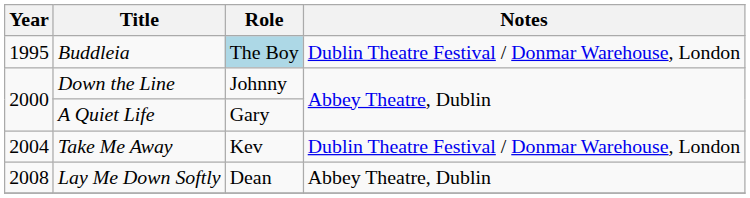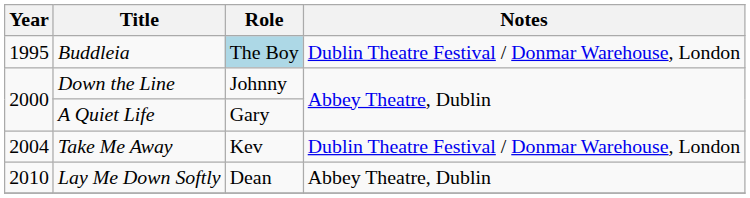(29, 177) 2008 -> (29, 177) 2010
